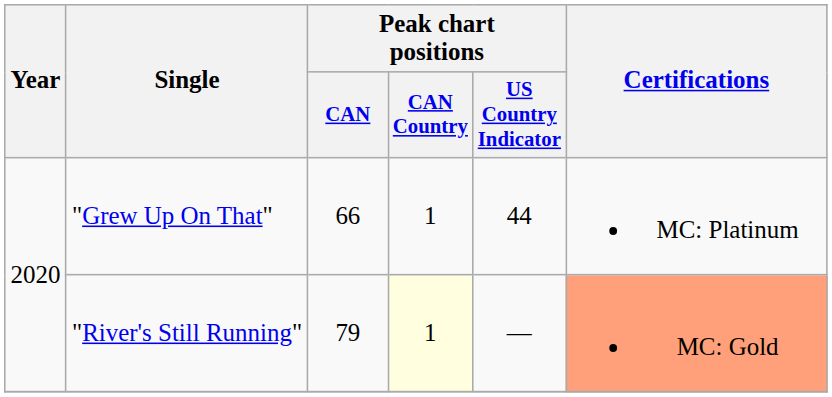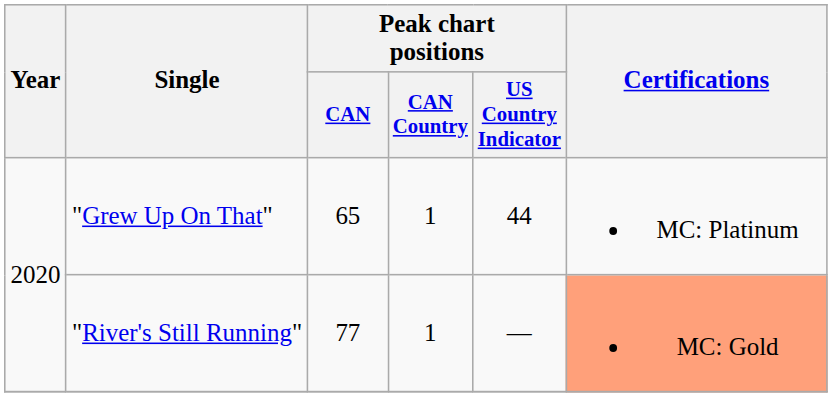(348, 215) 66 -> (348, 215) 65
(348, 333) 79 -> (348, 333) 77
(430, 333) lightyellow background -> (430, 333) no background
